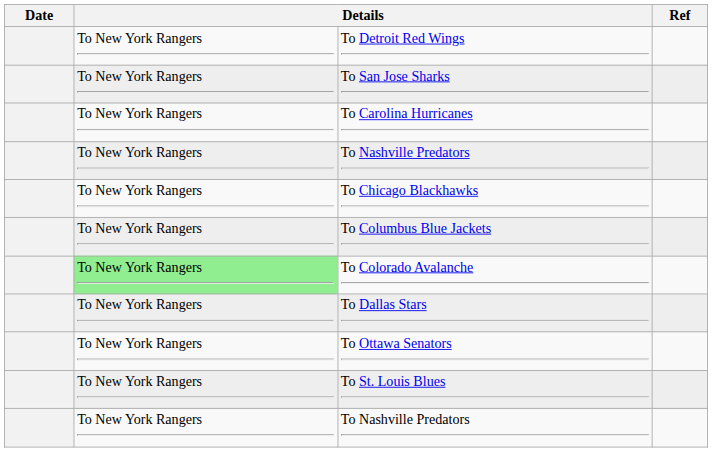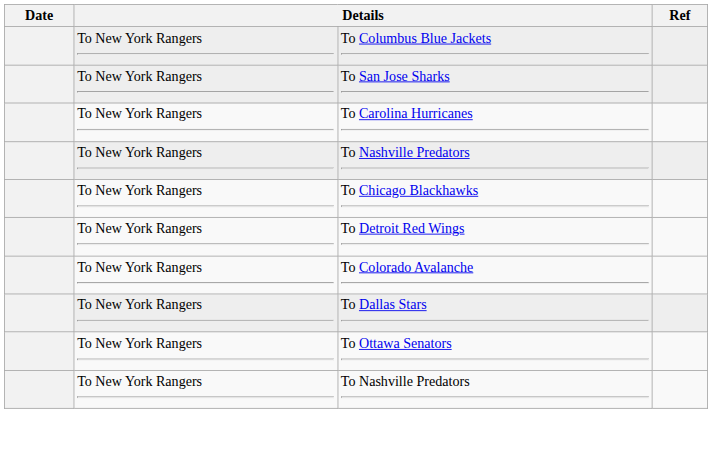rows swapped: (39, 46) <-> (39, 237)
(206, 271) lightgreen background -> (206, 271) no background
- row: (39, 389)
